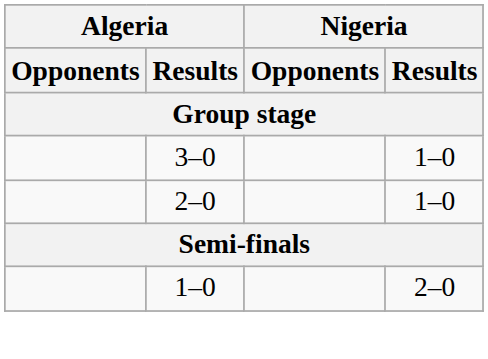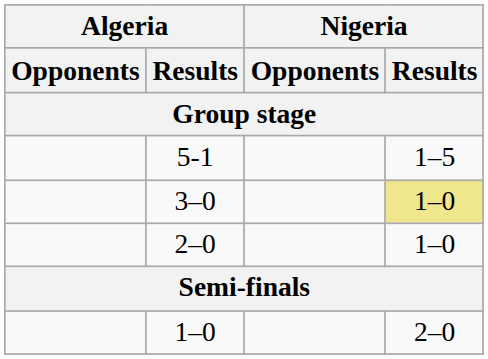+ row: (195, 157)
(435, 157) no background -> (435, 200) khaki background
